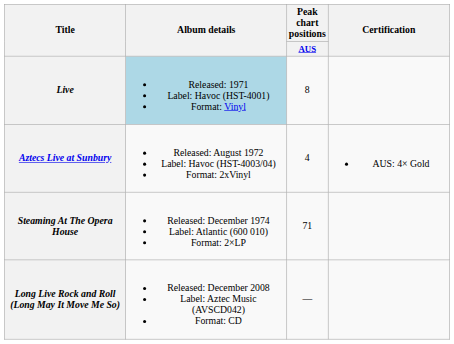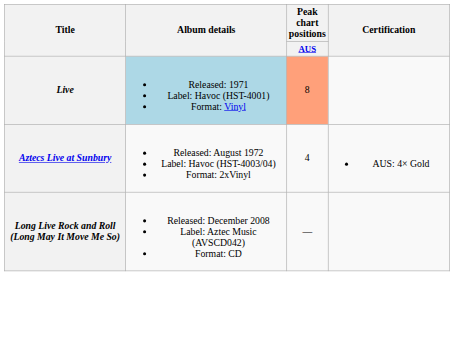(307, 90) no background -> (307, 90) lightsalmon background
- row: (65, 226)
